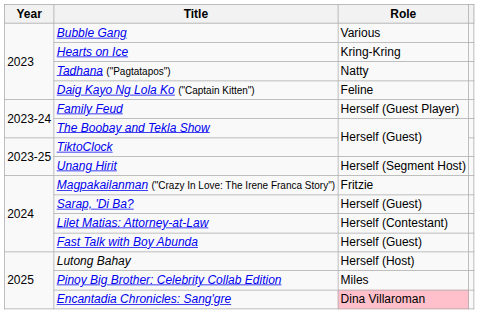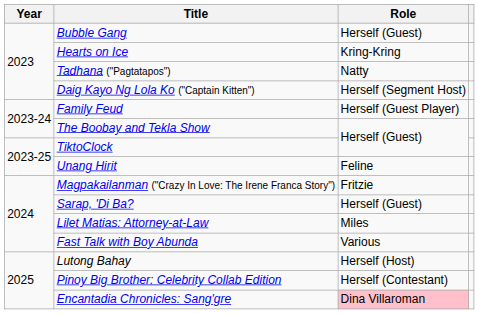(360, 33) Various -> (381, 33) Herself (Guest)
(357, 90) Feline -> (403, 90) Herself (Segment Host)
(403, 166) Herself (Segment Host) -> (357, 166) Feline
(394, 223) Herself (Contestant) -> (355, 223) Miles
(381, 242) Herself (Guest) -> (360, 242) Various
(355, 280) Miles -> (394, 280) Herself (Contestant)
